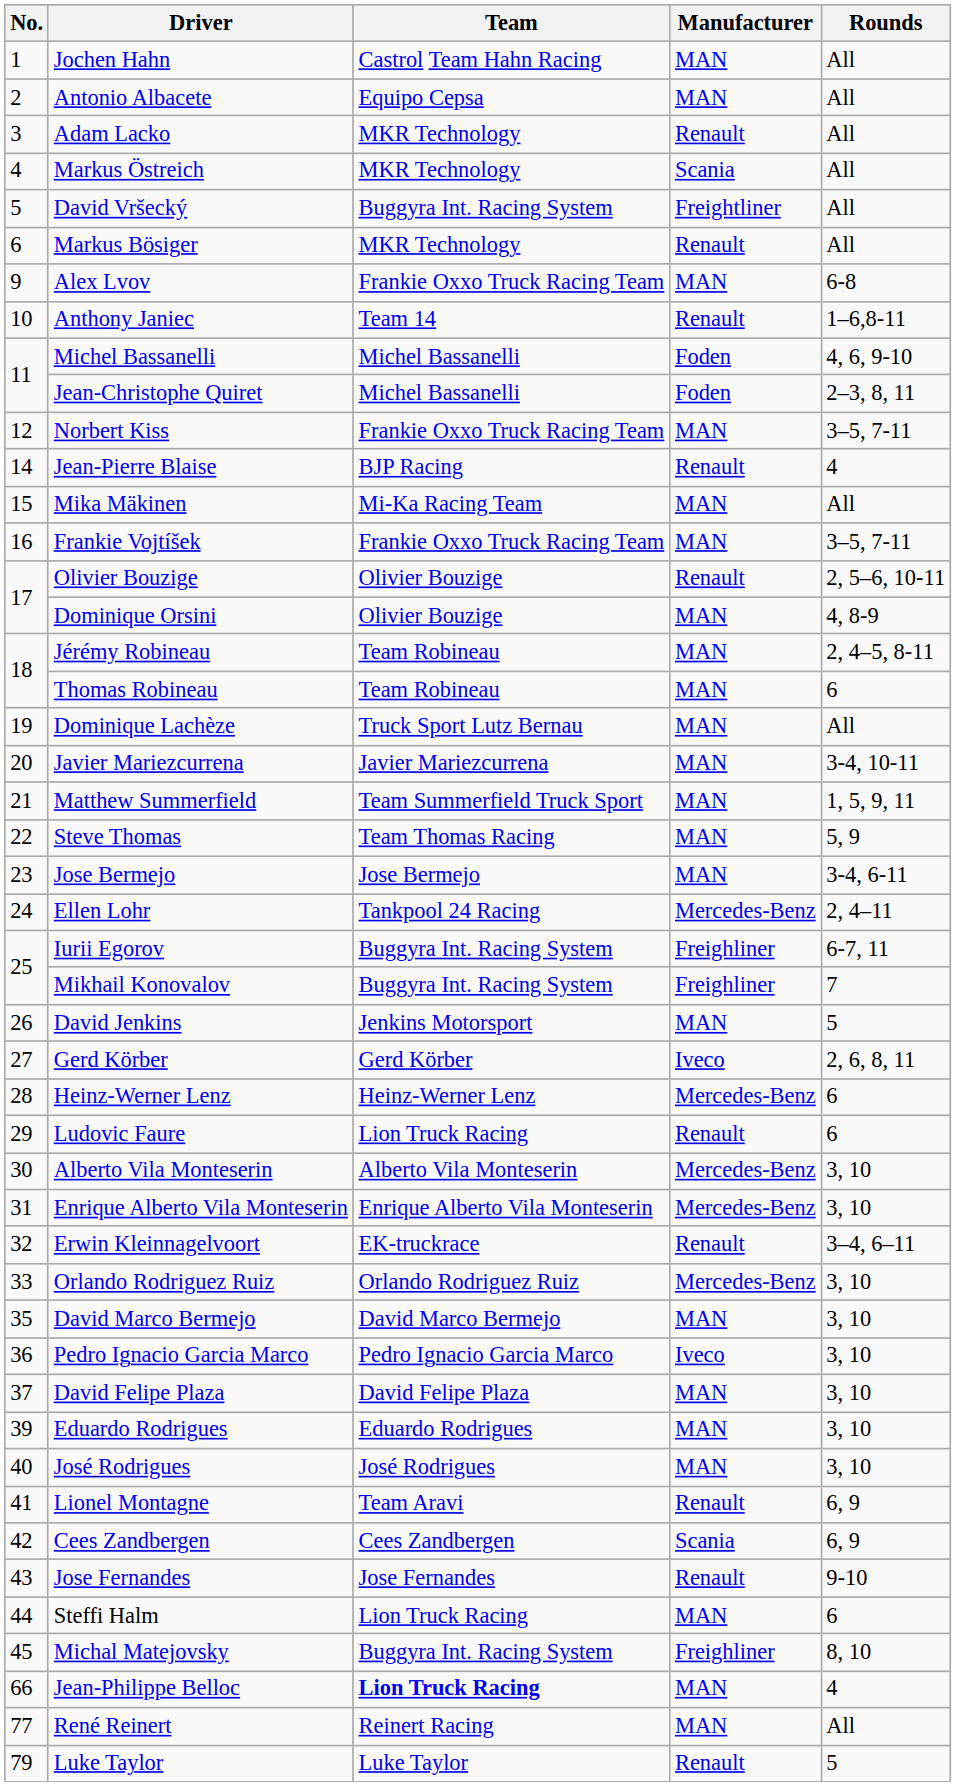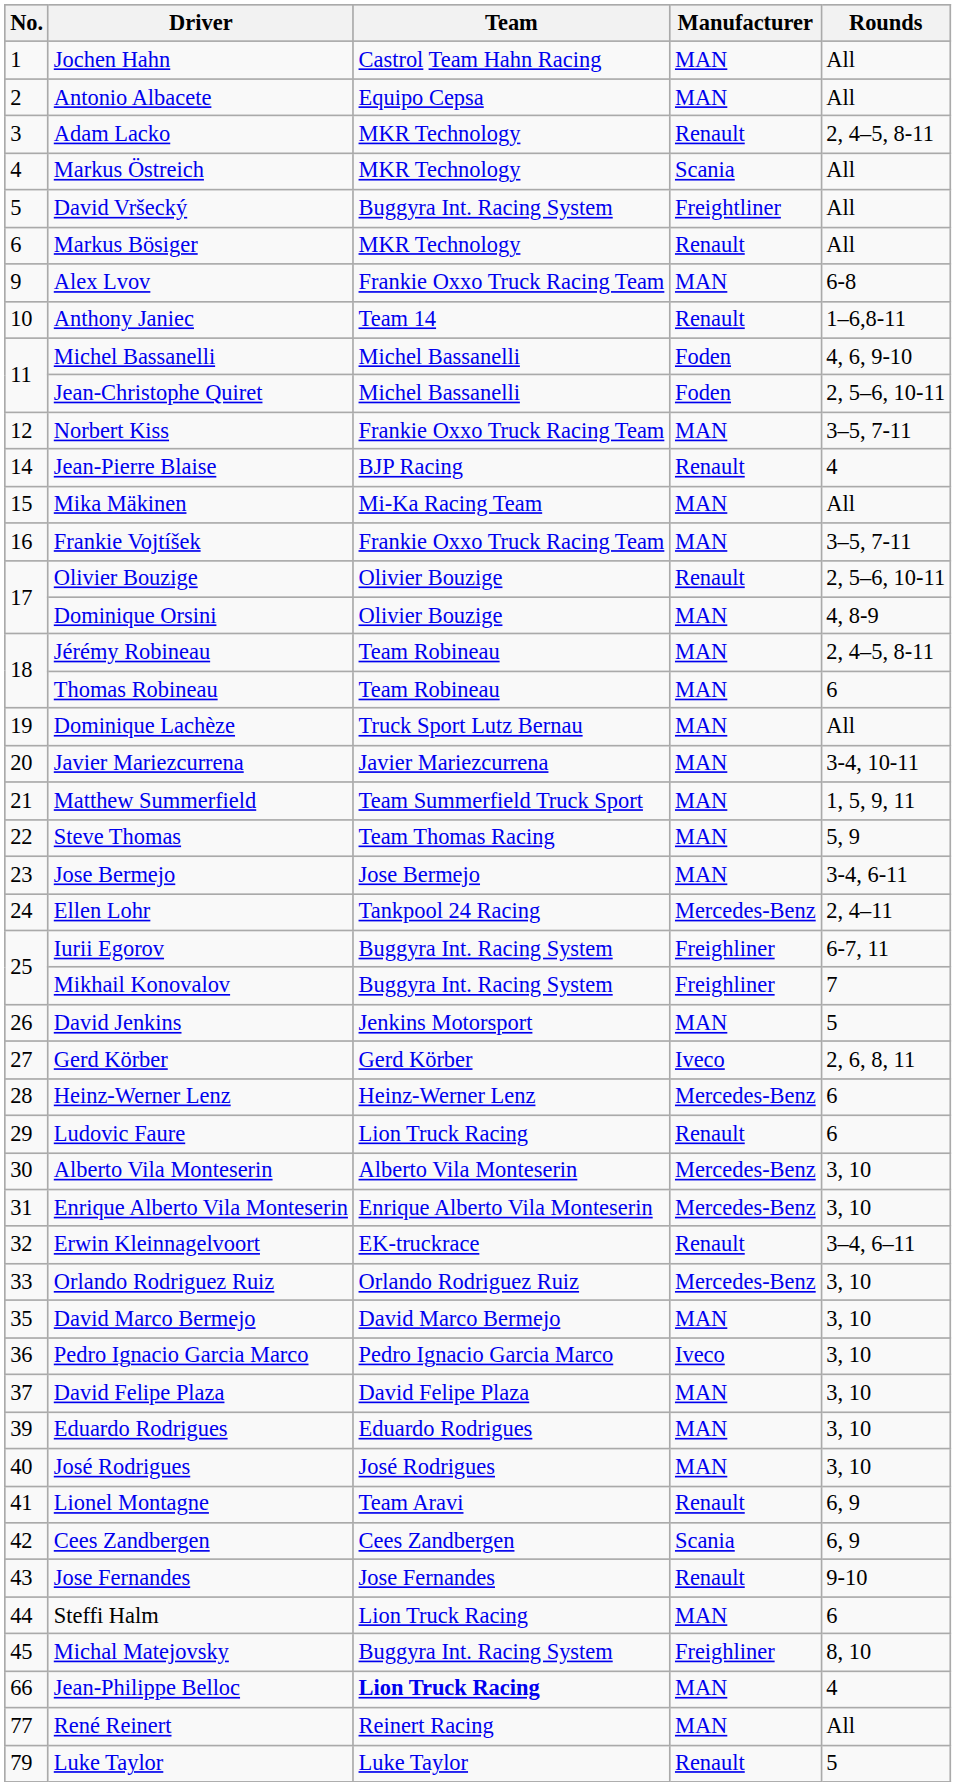(841, 133) All -> (880, 133) 2, 4–5, 8-11
(871, 392) 2–3, 8, 11 -> (886, 392) 2, 5–6, 10-11
